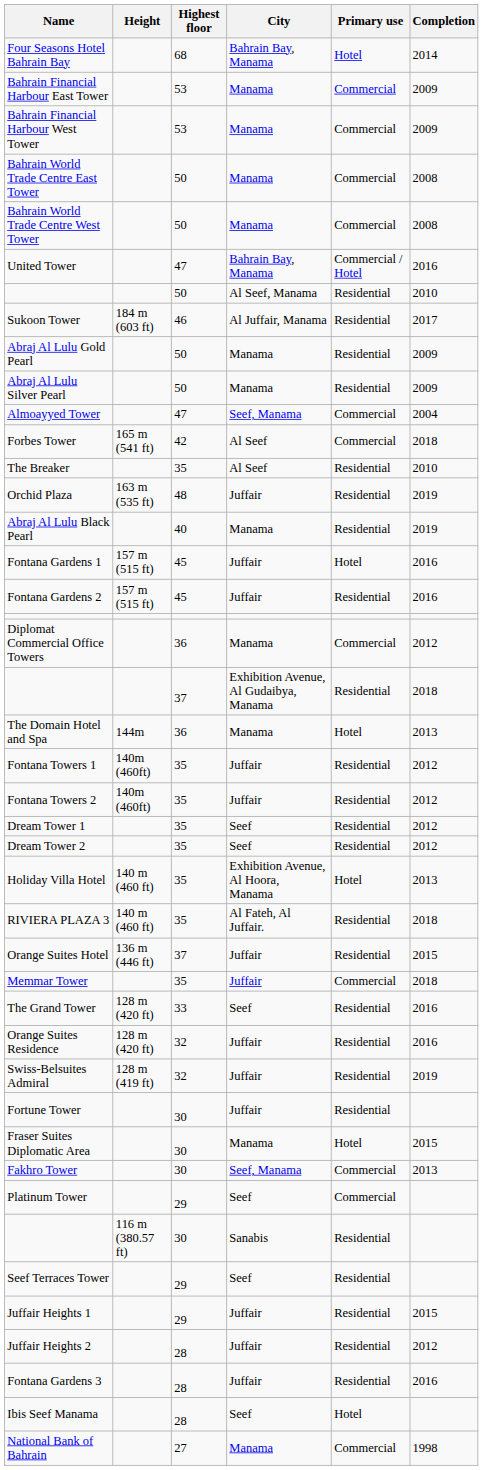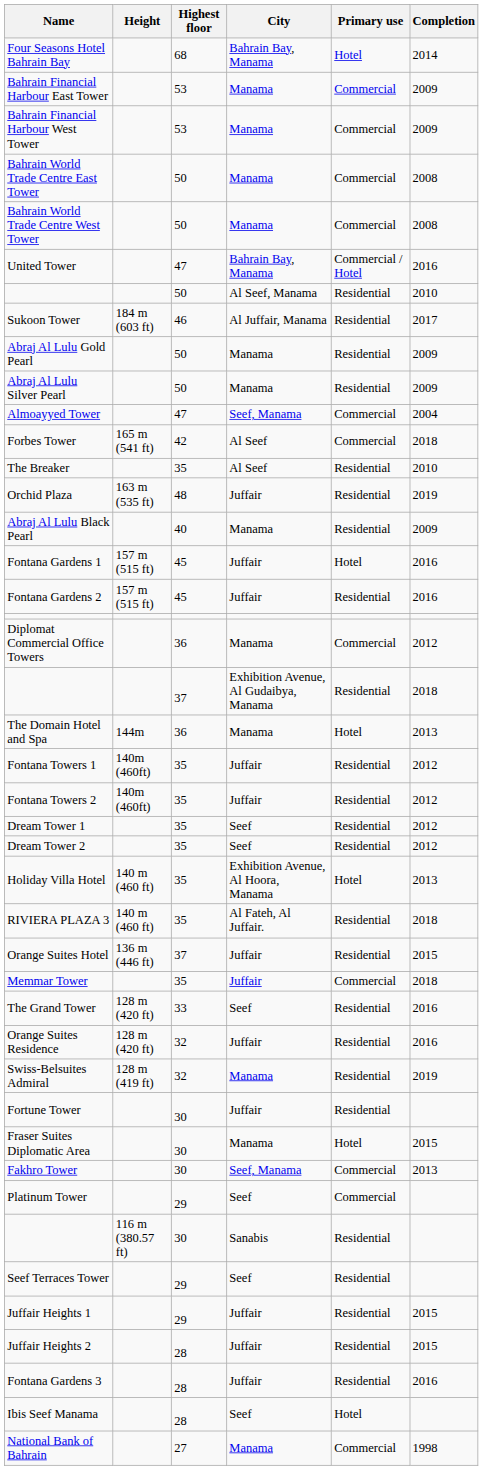(425, 528) 2019 -> (425, 528) 2009
(246, 1075) Juffair -> (251, 1075) Manama
(425, 1346) 2012 -> (425, 1346) 2015
